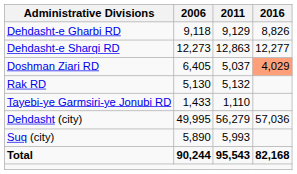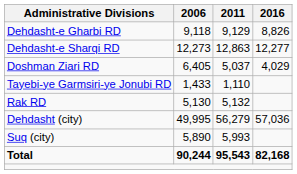(275, 66) lightsalmon background -> (275, 66) no background
rows swapped: (27, 84) <-> (89, 102)
